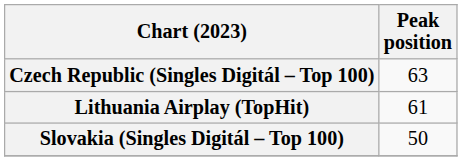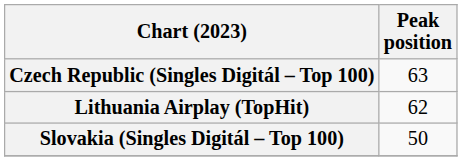(418, 107) 61 -> (418, 107) 62
